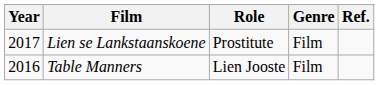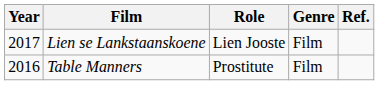(243, 42) Prostitute -> (249, 42) Lien Jooste
(249, 67) Lien Jooste -> (243, 67) Prostitute
